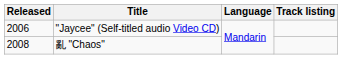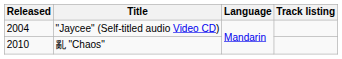(18, 28) 2006 -> (18, 28) 2004
(18, 45) 2008 -> (18, 45) 2010
